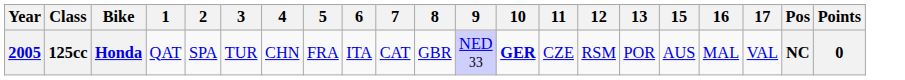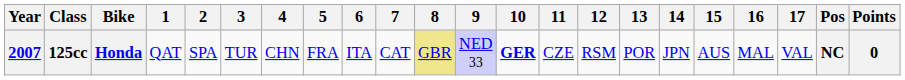+ column: (676, 17)
(25, 52) 2005 -> (25, 52) 2007
(435, 52) no background -> (435, 52) khaki background
